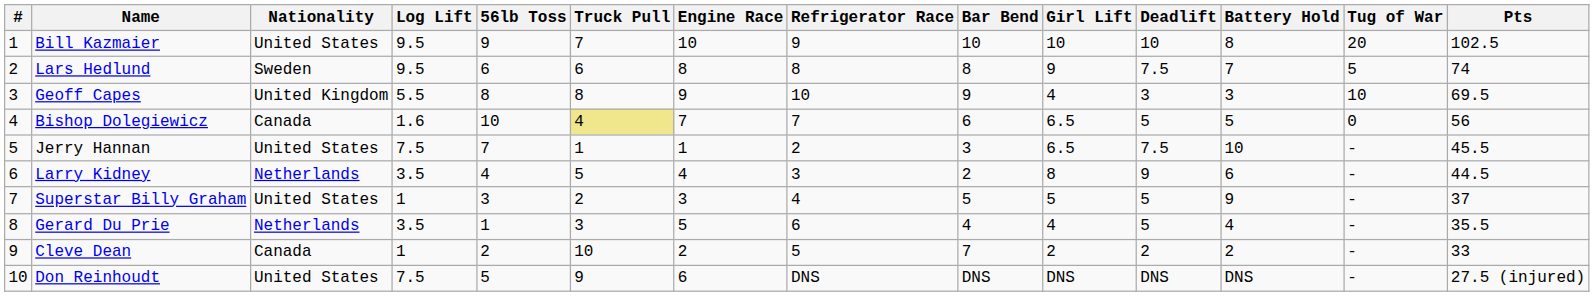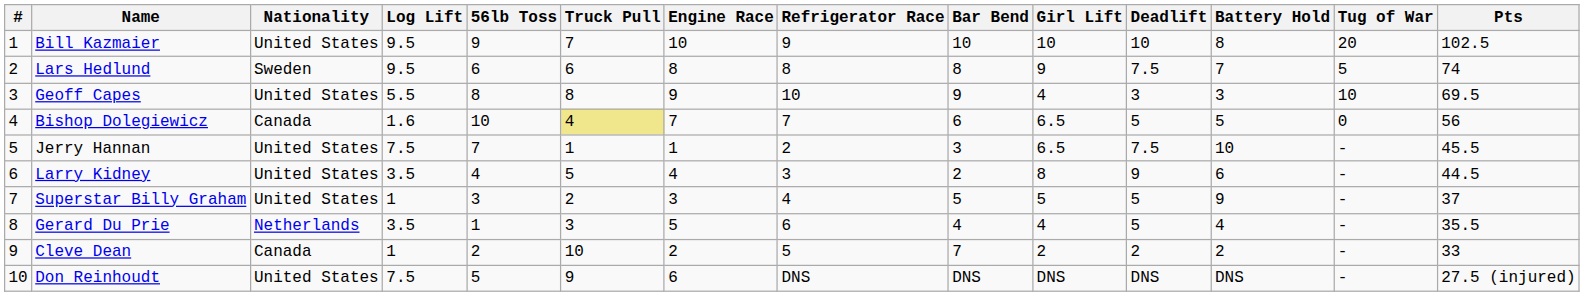(321, 96) United Kingdom -> (316, 96) United States
(307, 174) Netherlands -> (316, 174) United States
